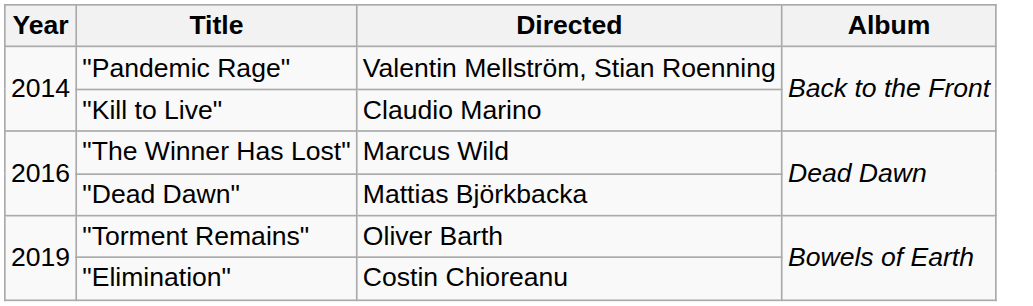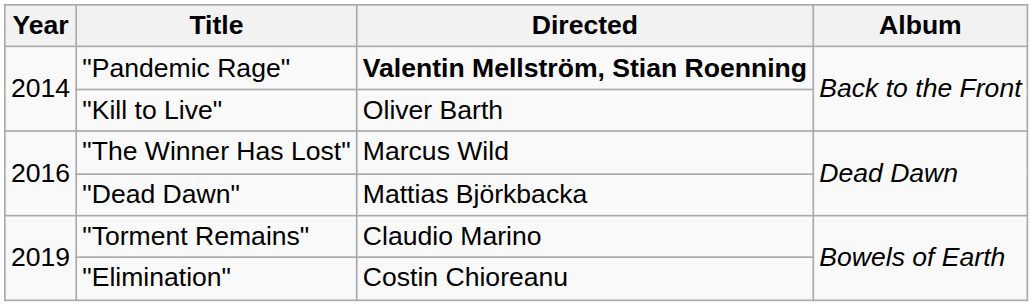(569, 67) normal -> (585, 67) bold
(452, 109) Claudio Marino -> (433, 109) Oliver Barth
(433, 236) Oliver Barth -> (452, 236) Claudio Marino
